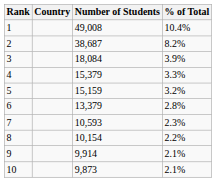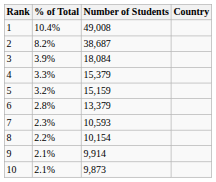columns swapped: (52, 12) <-> (187, 12)
